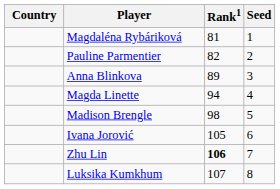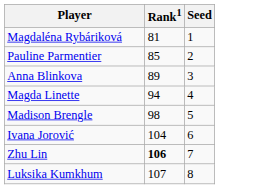- column: (34, 15)
(213, 56) 82 -> (154, 56) 85
(216, 134) 105 -> (157, 134) 104
